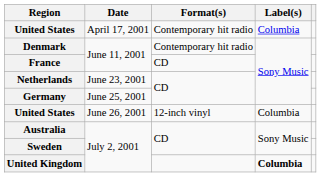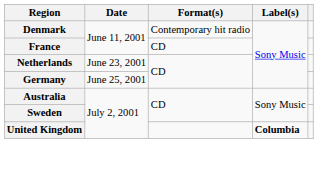- row: (44, 29)
- row: (44, 113)
